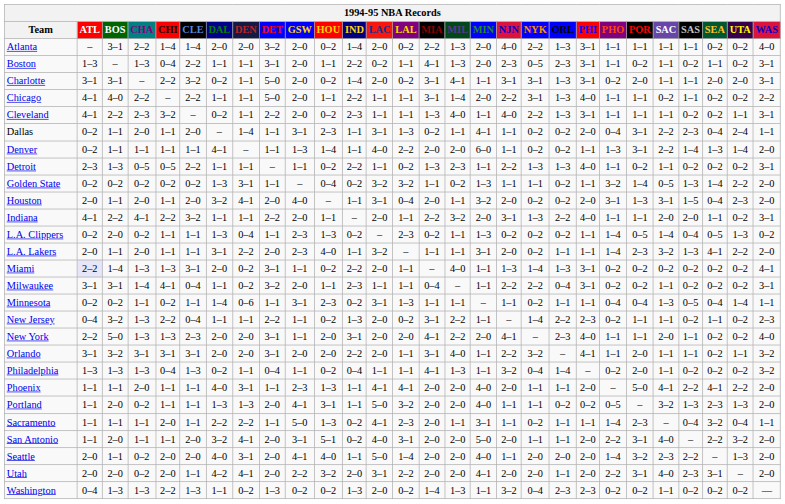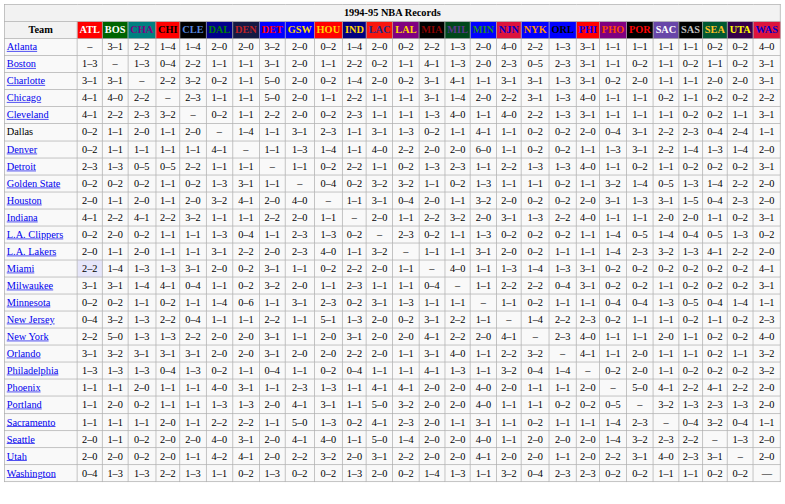(193, 98) 2–2 -> (193, 98) 2–3
(168, 183) 0–2 -> (168, 183) 1–1
(328, 319) 0–2 -> (328, 319) 5–1
(193, 337) 2–3 -> (193, 337) 2–2
- row: (32, 439)
(691, 490) 0–2 -> (691, 473) 1–1
